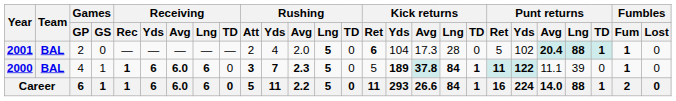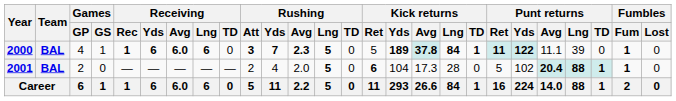rows swapped: (20, 68) <-> (20, 50)
